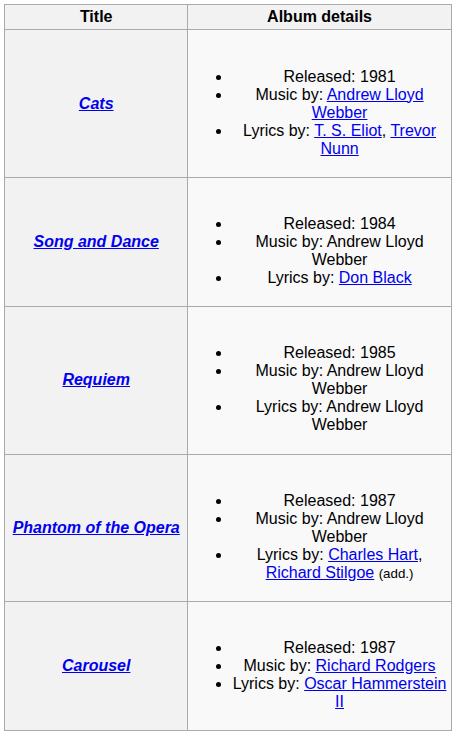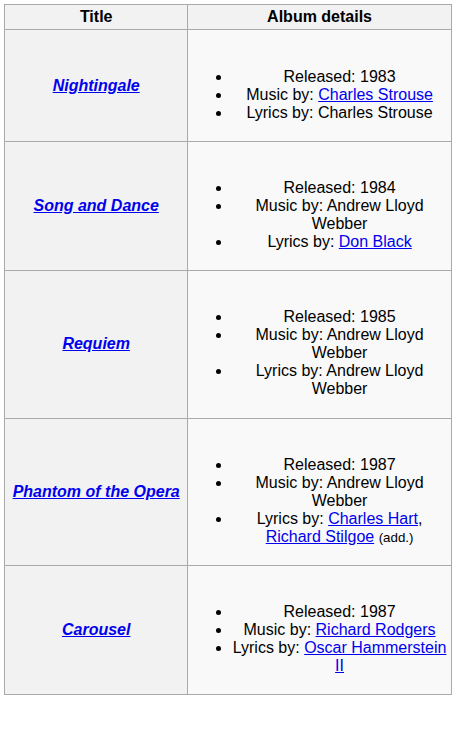- row: (96, 103)
+ row: (96, 85)
